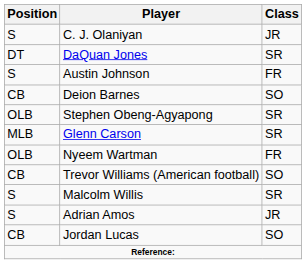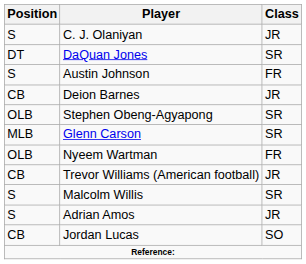(274, 94) SO -> (273, 94) JR
(274, 174) SO -> (273, 174) JR
